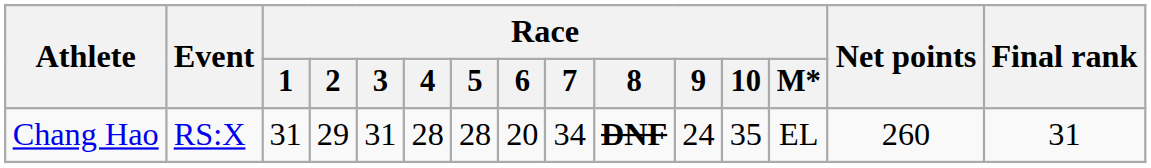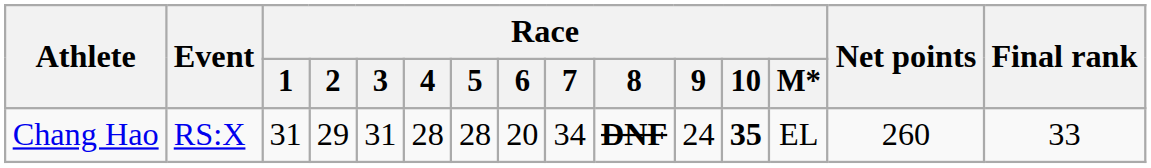(746, 135) normal -> (746, 135) bold
(1064, 135) 31 -> (1064, 135) 33
